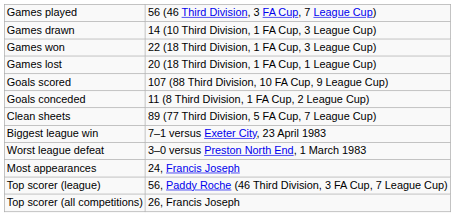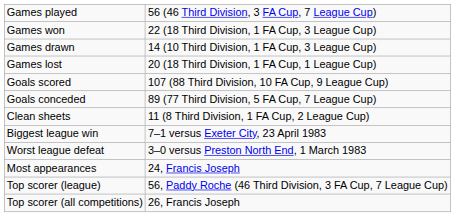rows swapped: (36, 47) <-> (41, 30)
(259, 99) 11 (8 Third Division, 1 FA Cup, 2 League Cup) -> (262, 99) 89 (77 Third Division, 5 FA Cup, 7 League Cup)
(262, 116) 89 (77 Third Division, 5 FA Cup, 7 League Cup) -> (259, 116) 11 (8 Third Division, 1 FA Cup, 2 League Cup)
